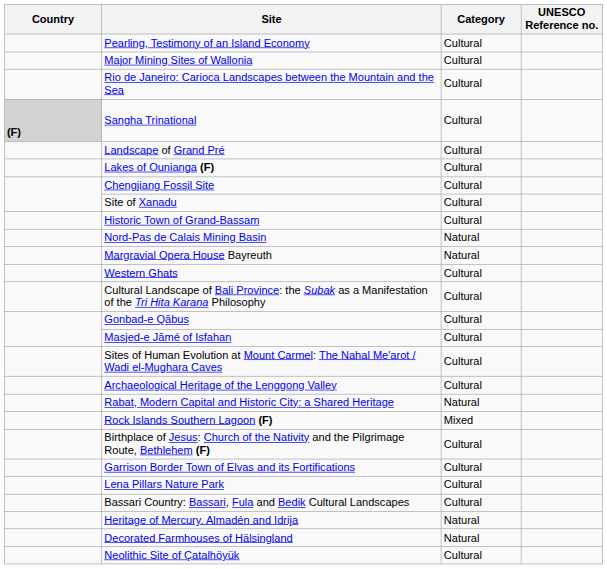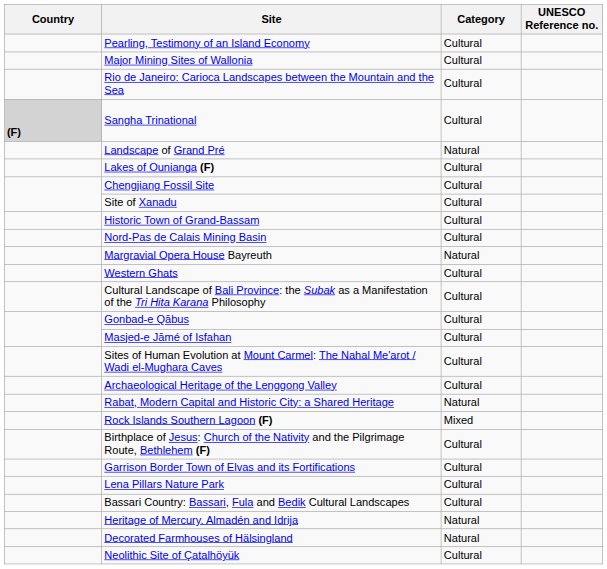(463, 150) Cultural -> (462, 150) Natural
(462, 238) Natural -> (463, 238) Cultural
